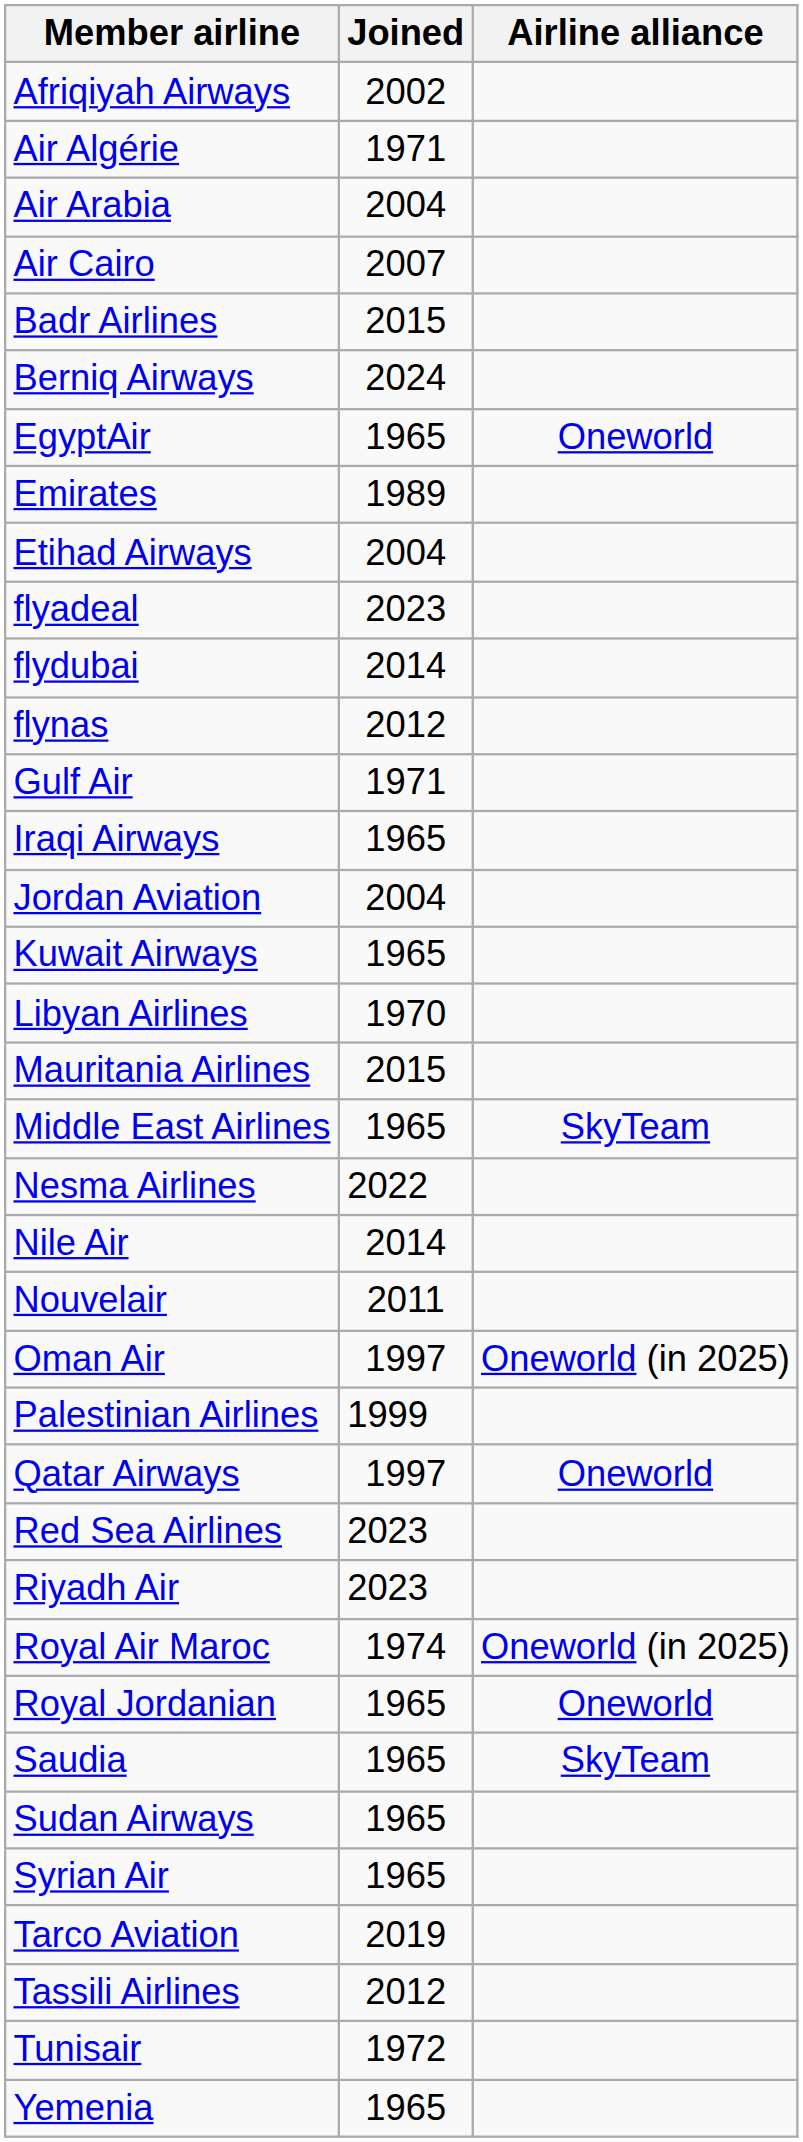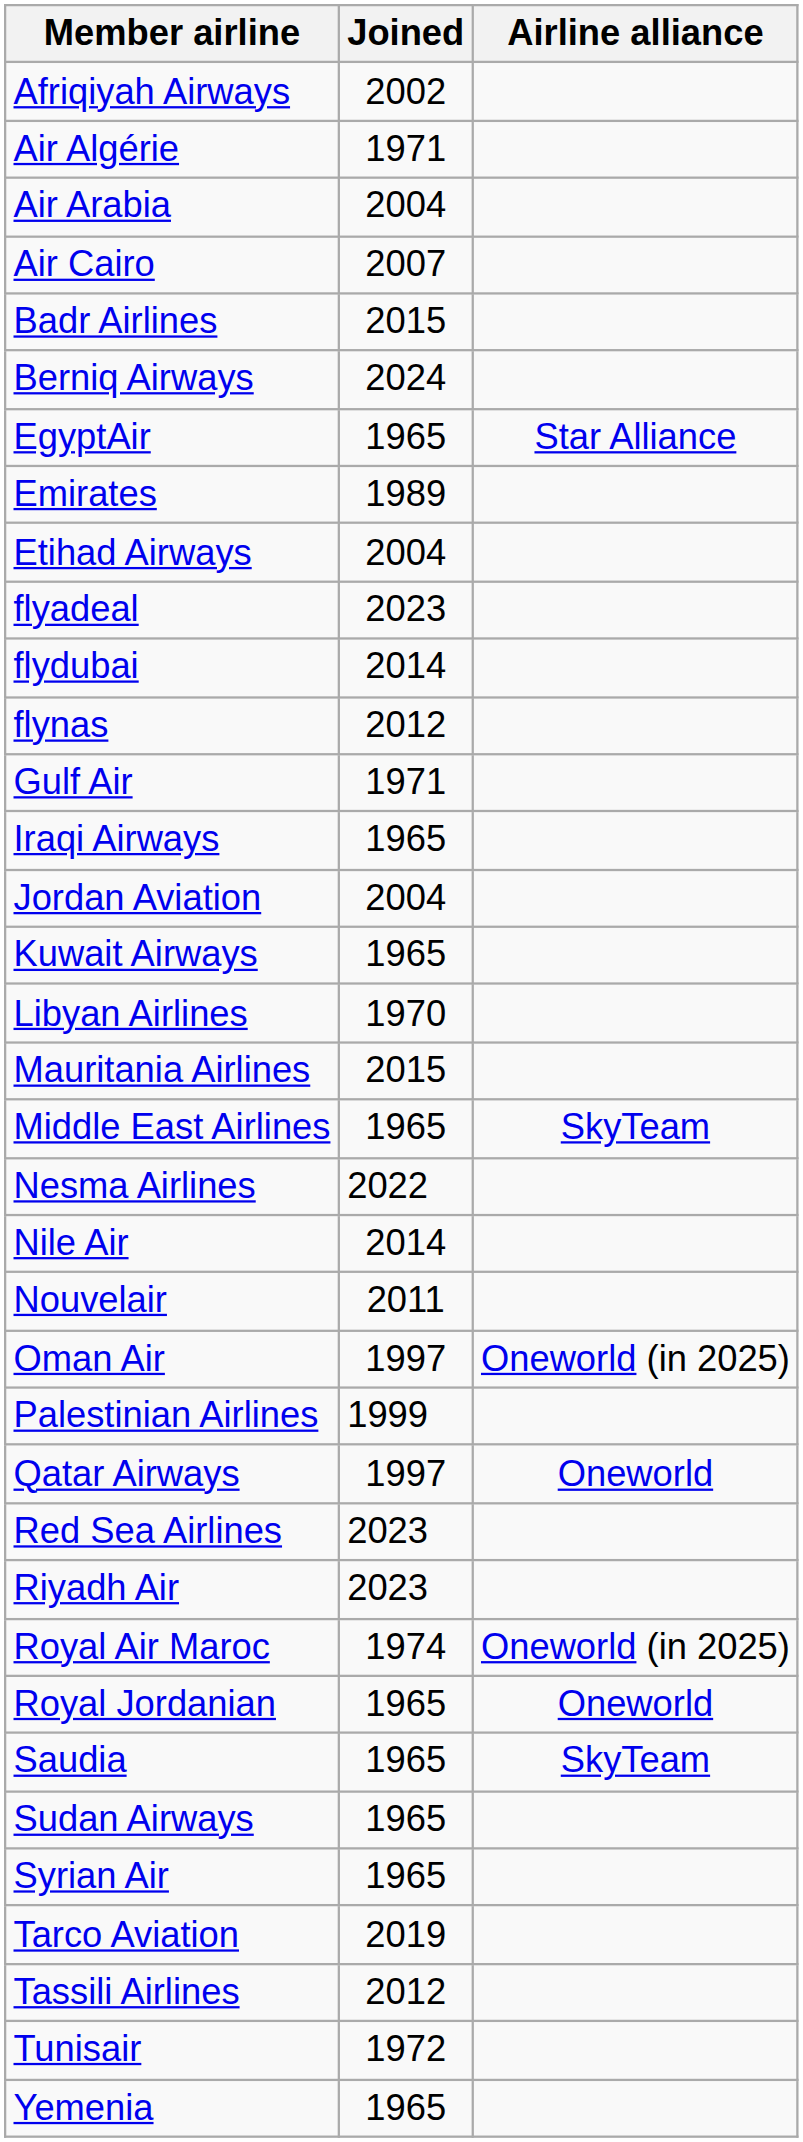(635, 436) Oneworld -> (635, 436) Star Alliance
